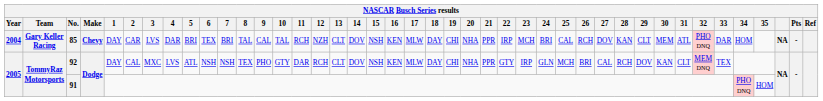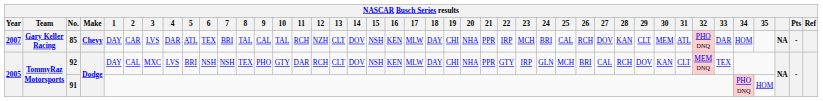(14, 41) 2004 -> (14, 41) 2007
(191, 41) BRI -> (191, 41) ATL
(191, 63) ATL -> (191, 63) BRI
